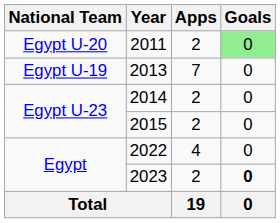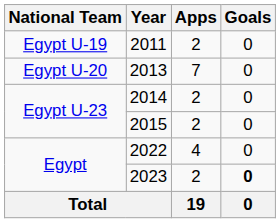(65, 44) Egypt U-20 -> (65, 44) Egypt U-19
(248, 44) lightgreen background -> (248, 44) no background
(65, 71) Egypt U-19 -> (65, 71) Egypt U-20
